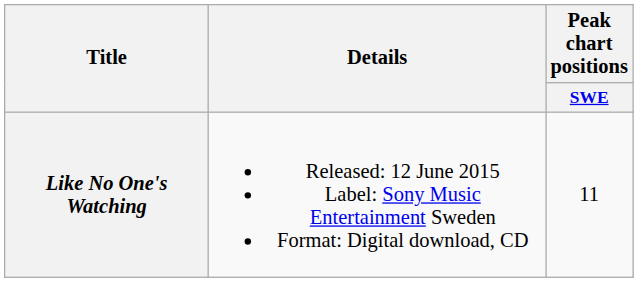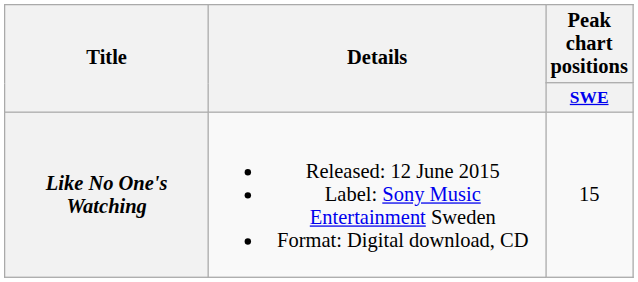(589, 194) 11 -> (589, 194) 15
